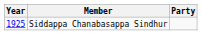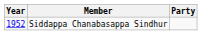(16, 24) 1925 -> (16, 24) 1952
